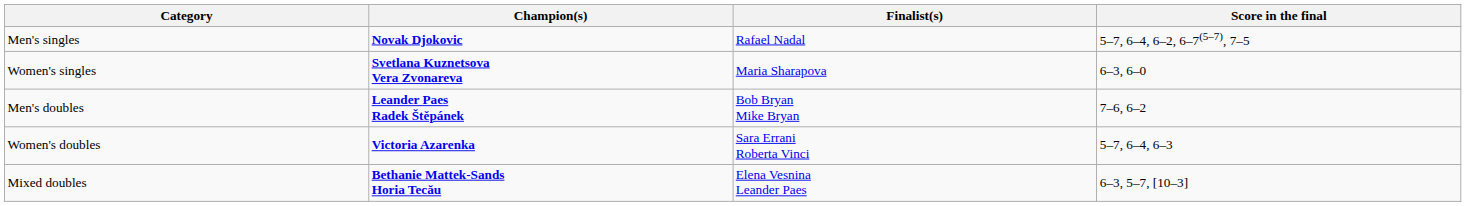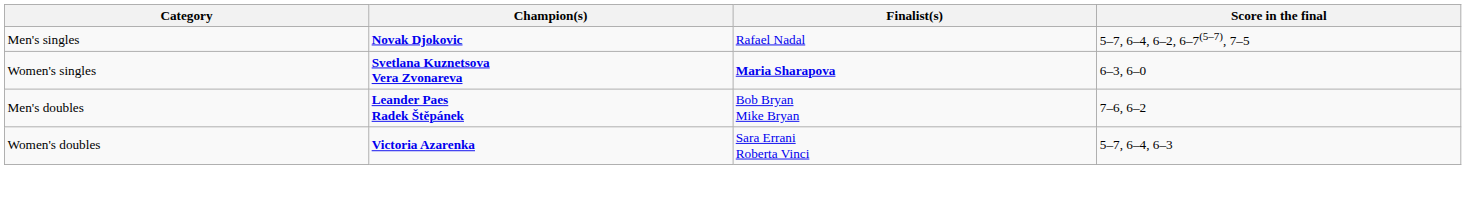(781, 70) normal -> (786, 70) bold
- row: (47, 183)
